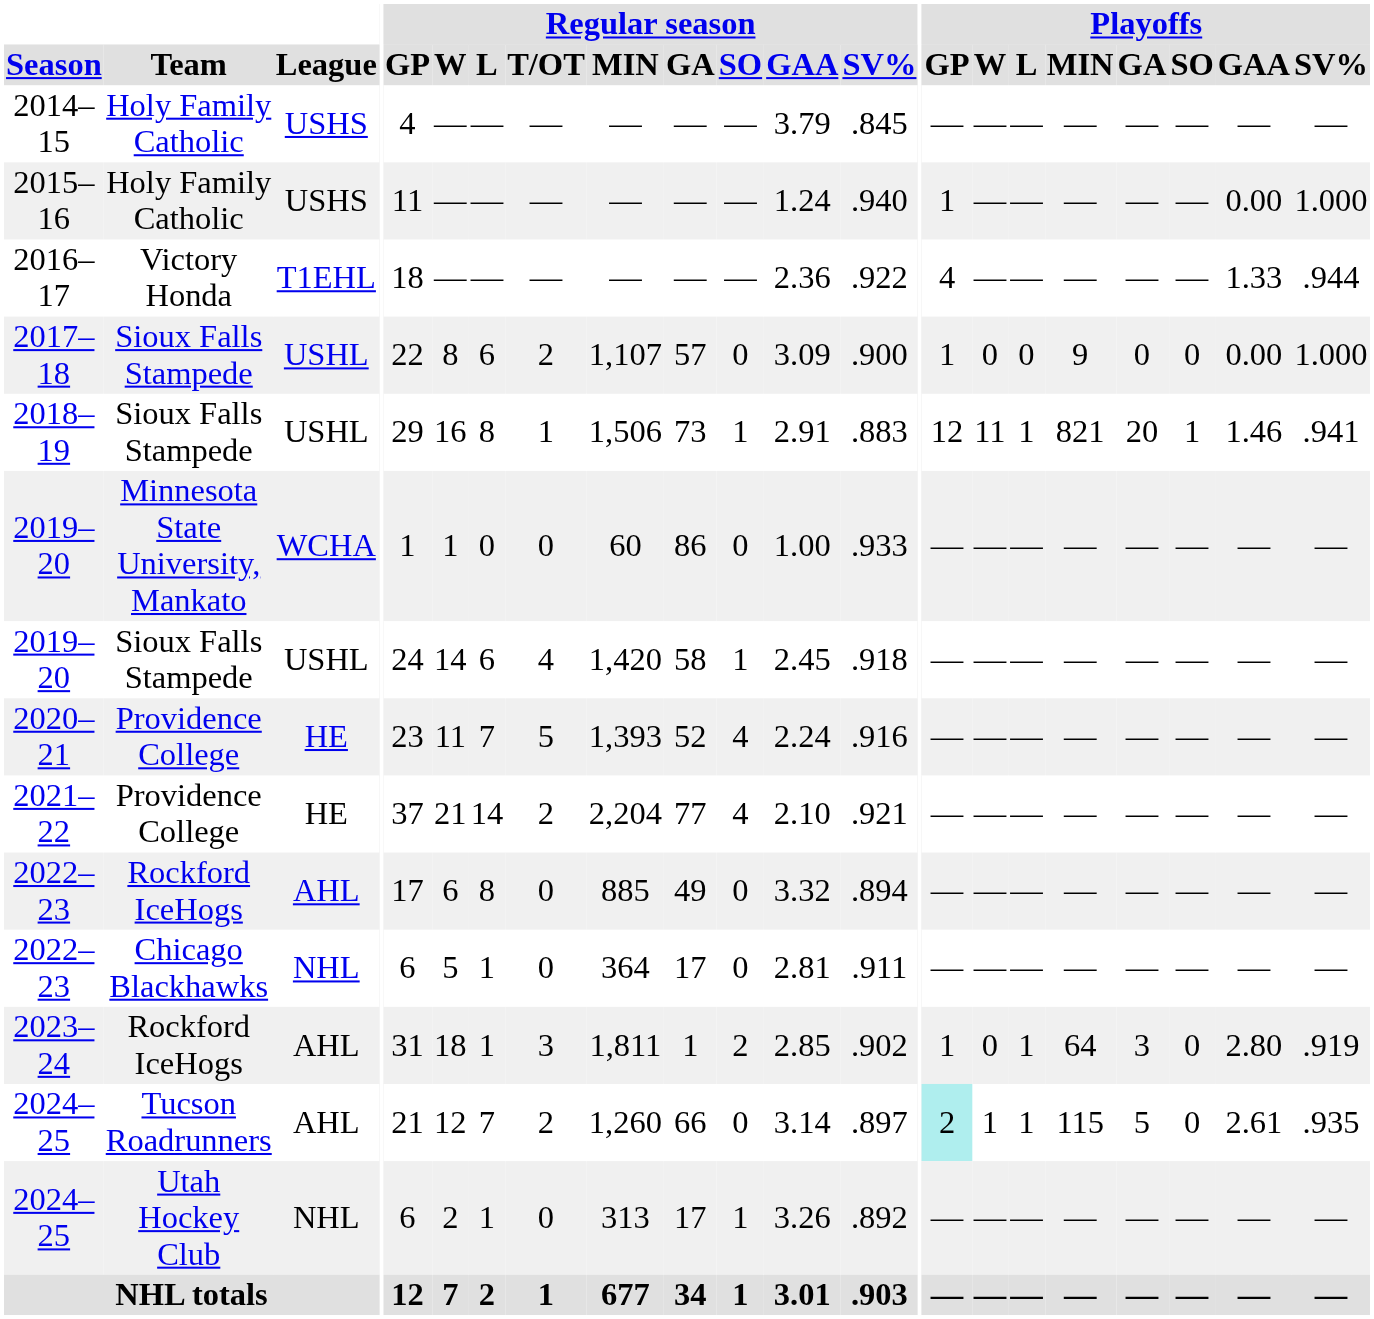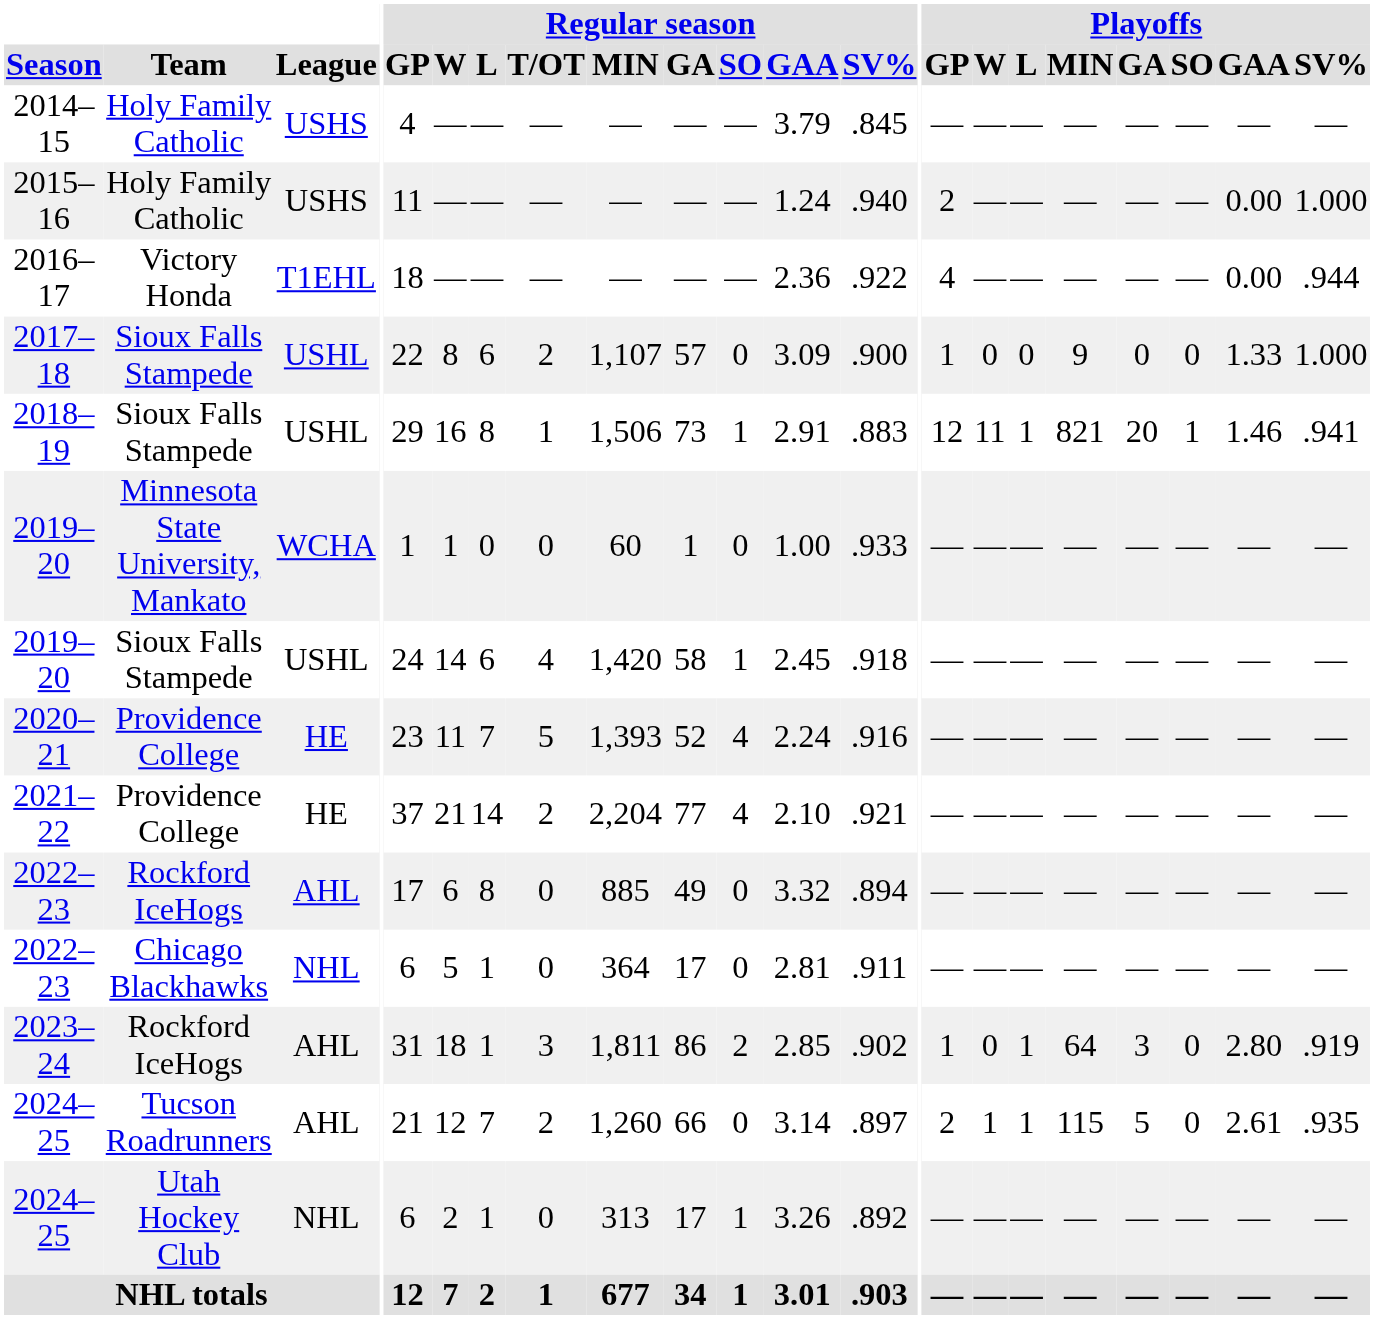(947, 200) 1 -> (947, 200) 2
(1254, 277) 1.33 -> (1254, 277) 0.00
(1254, 354) 0.00 -> (1254, 354) 1.33
(690, 545) 86 -> (690, 545) 1
(690, 1044) 1 -> (690, 1044) 86
(947, 1122) paleturquoise background -> (947, 1122) no background
